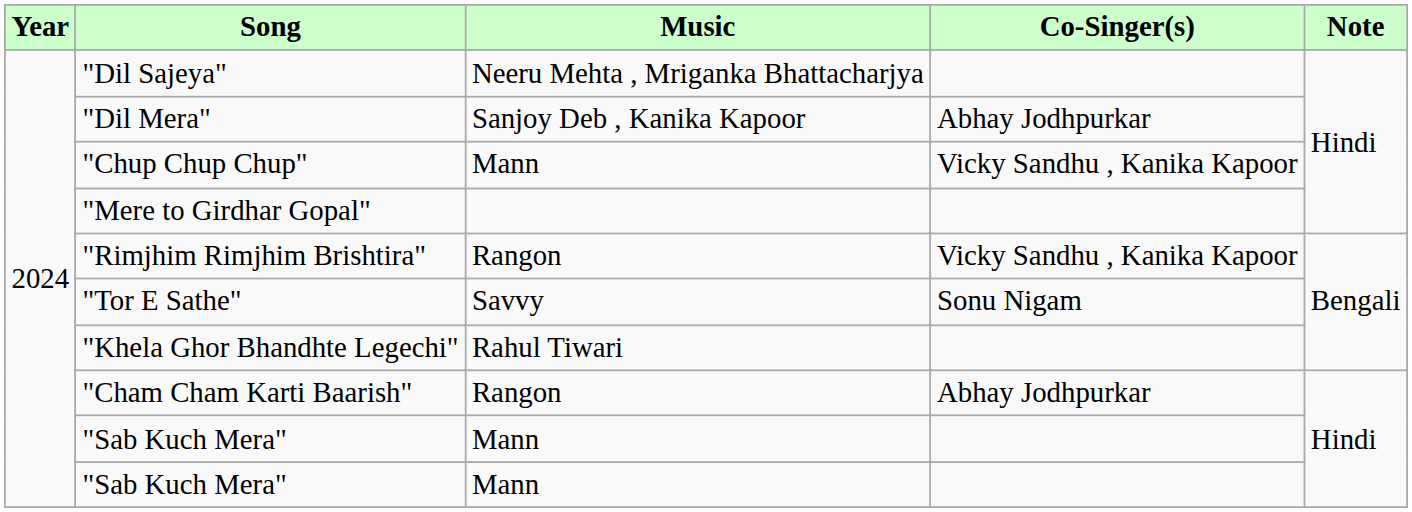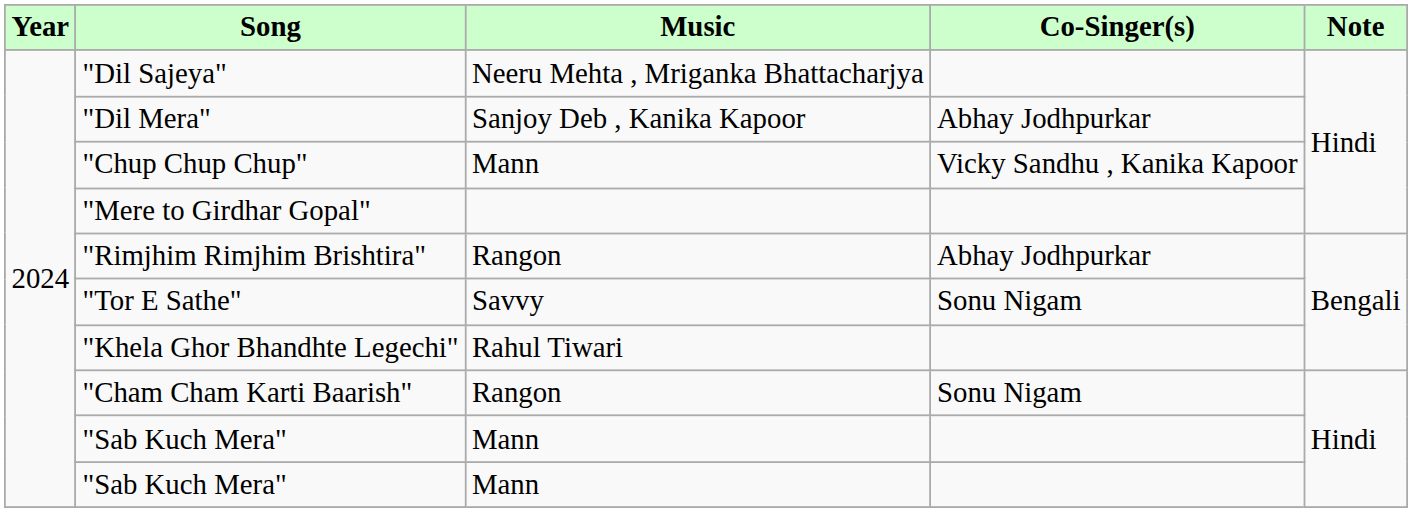(1117, 255) Vicky Sandhu , Kanika Kapoor -> (1044, 255) Abhay Jodhpurkar
(1044, 392) Abhay Jodhpurkar -> (1009, 392) Sonu Nigam
